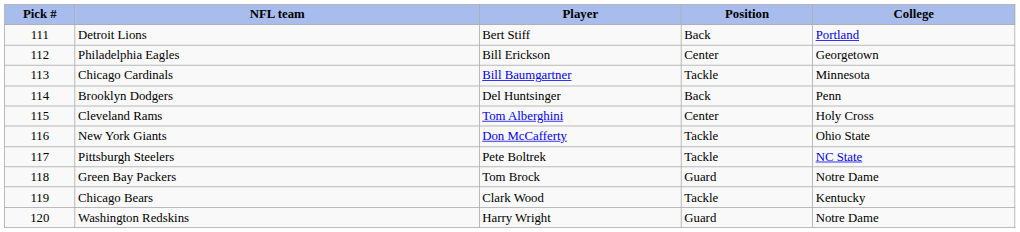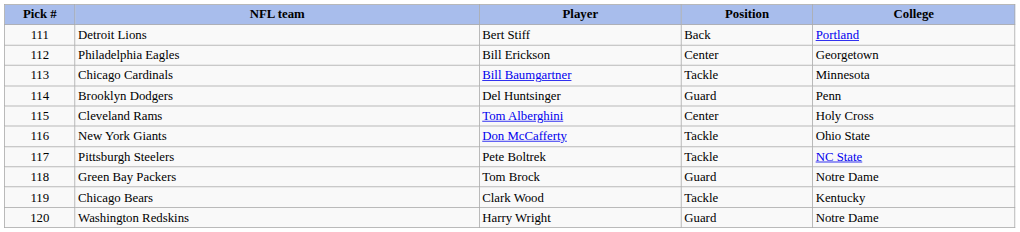(697, 95) Back -> (700, 95) Guard
